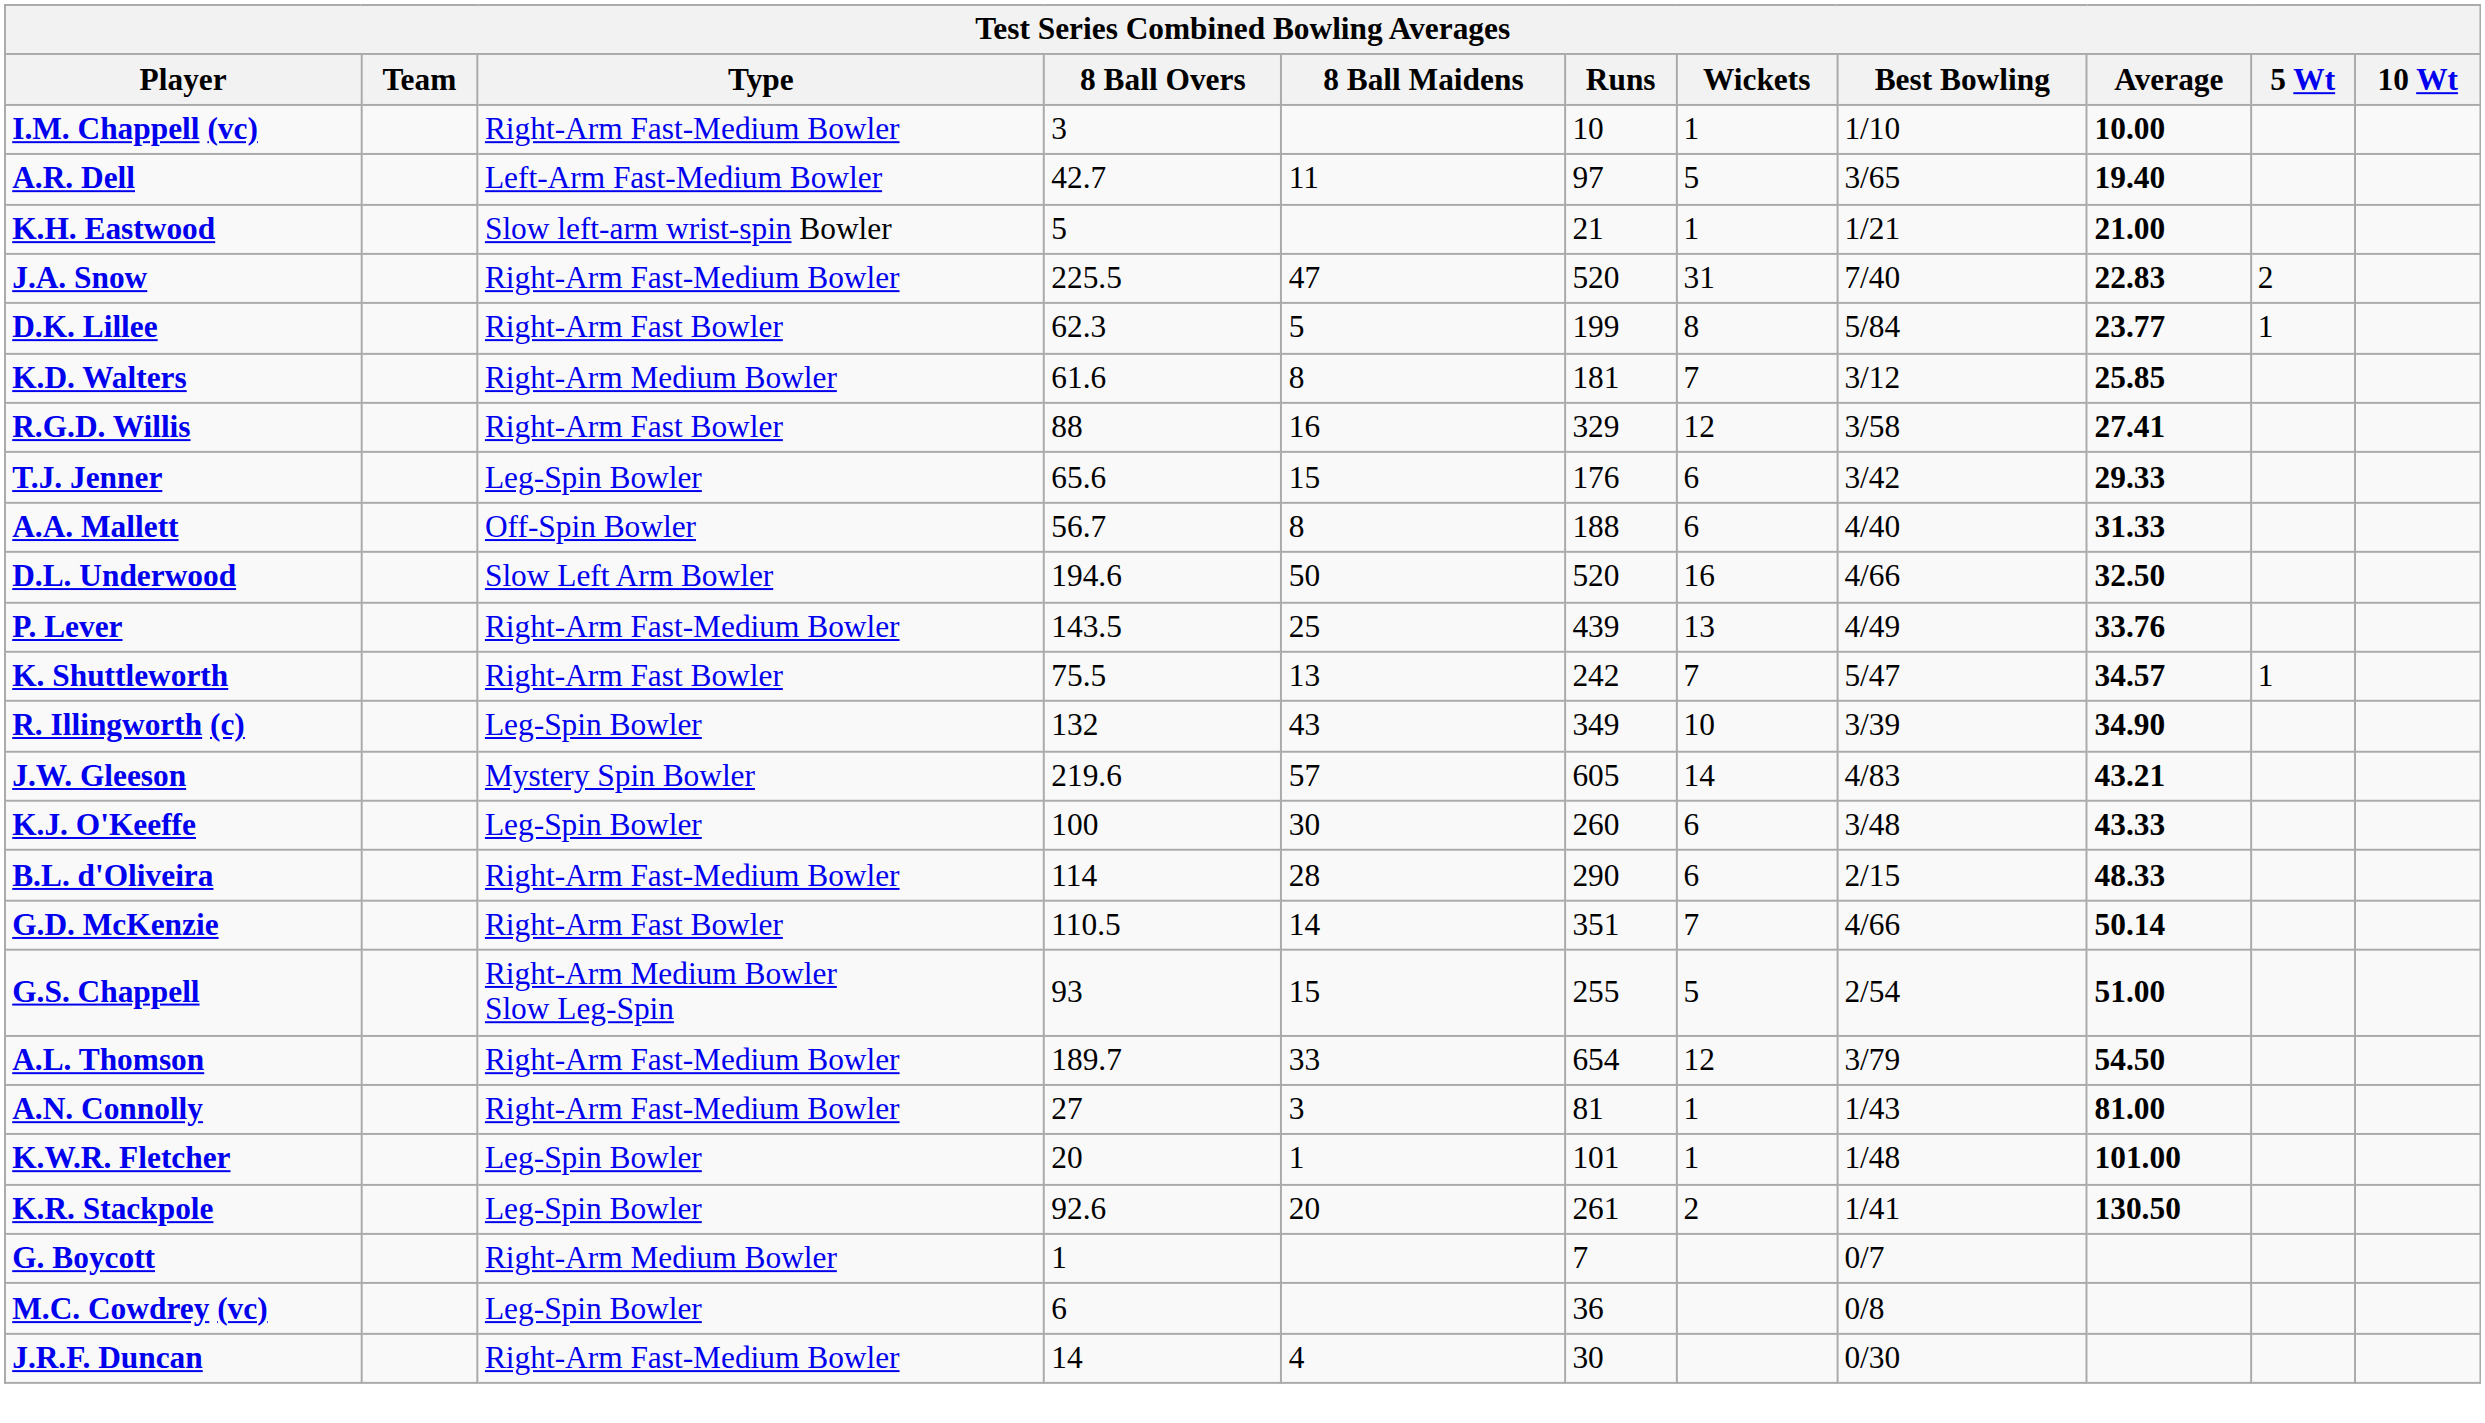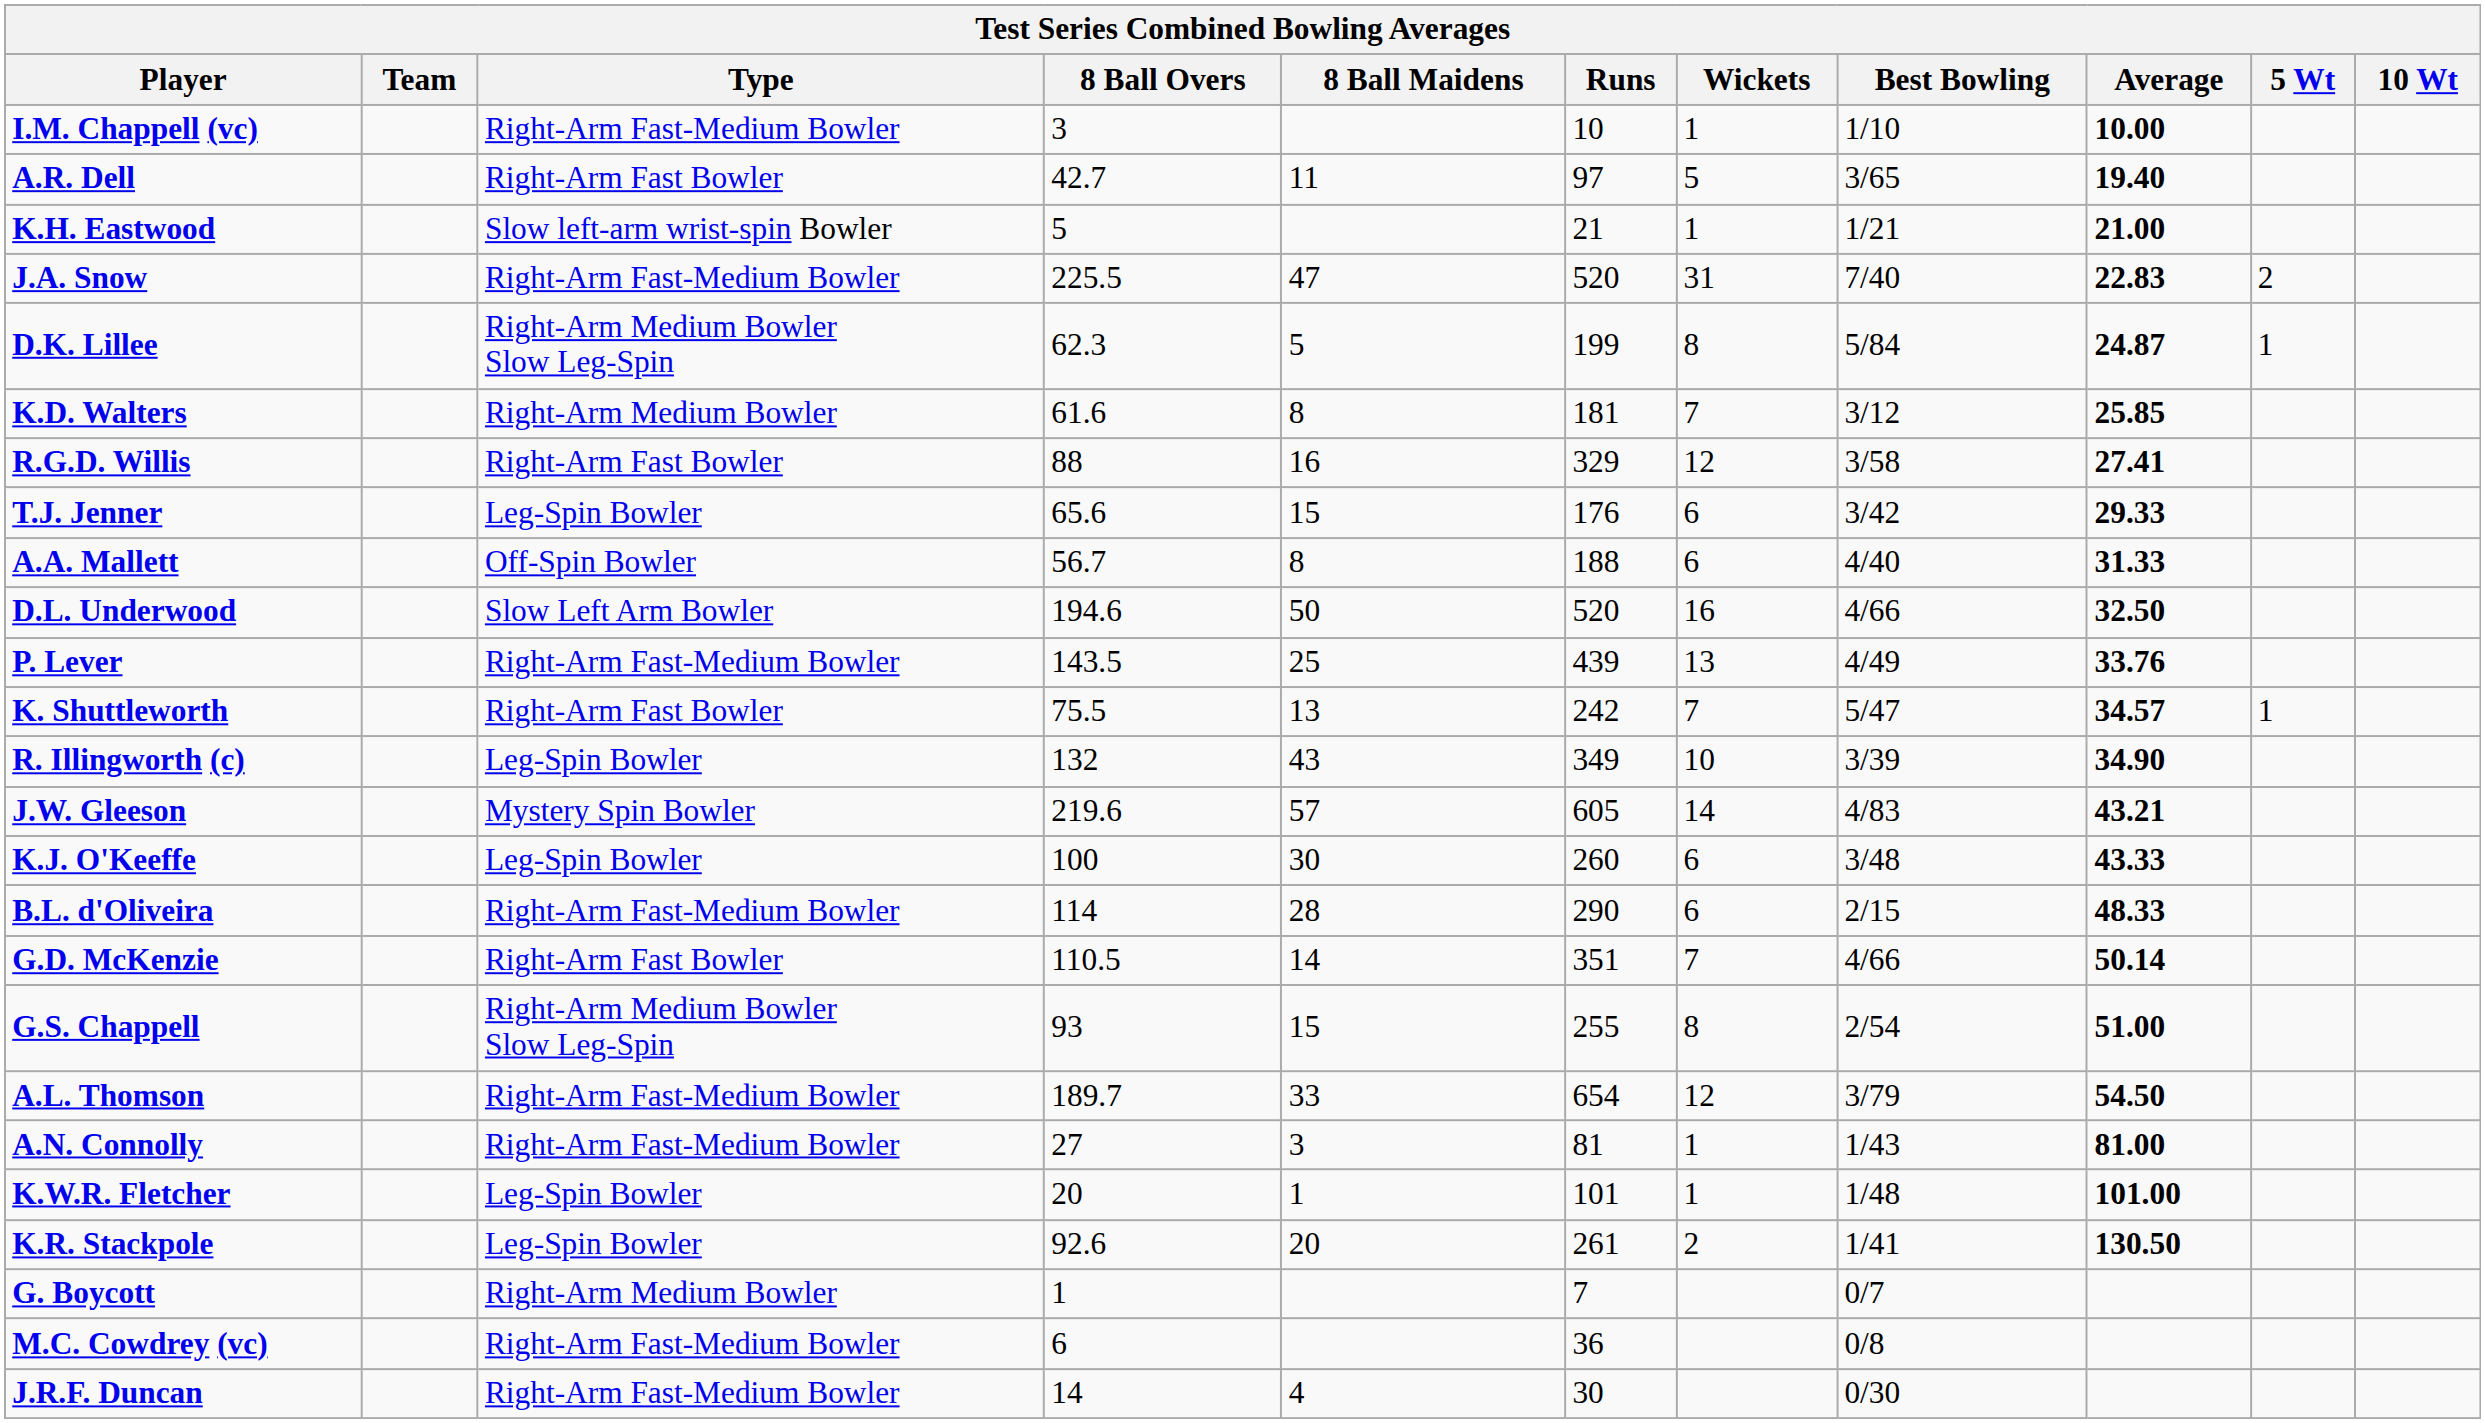(684, 178) Left-Arm Fast-Medium Bowler -> (634, 178) Right-Arm Fast Bowler
(634, 327) Right-Arm Fast Bowler -> (661, 345) Right-Arm Medium Bowler Slow Leg-Spin
(2130, 327) 23.77 -> (2130, 345) 24.87
(1691, 991) 5 -> (1691, 1027) 8
(593, 1308) Leg-Spin Bowler -> (692, 1343) Right-Arm Fast-Medium Bowler
